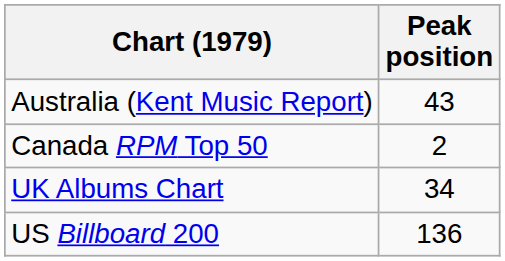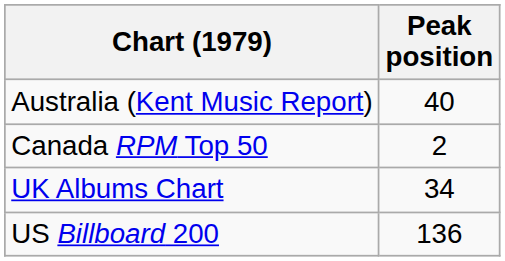(439, 101) 43 -> (439, 101) 40
